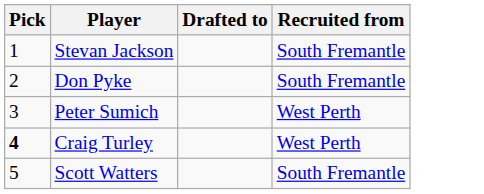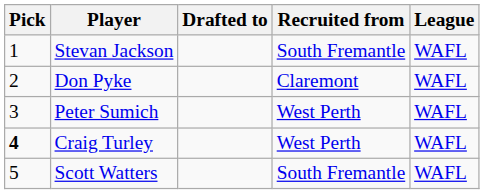+ column: (444, 19)
(341, 81) South Fremantle -> (318, 81) Claremont
